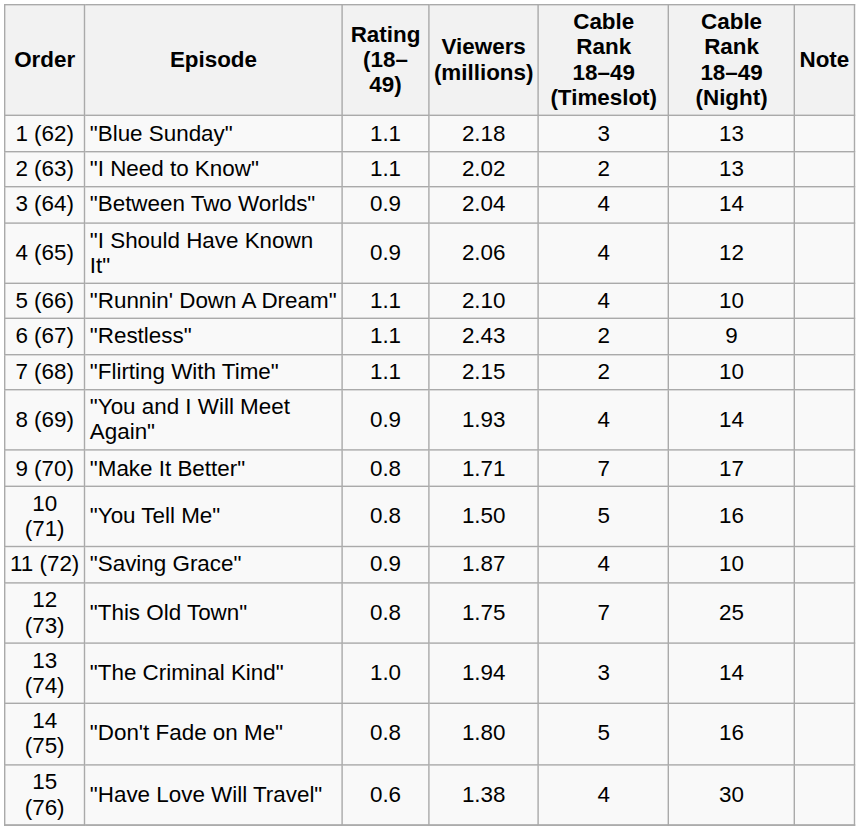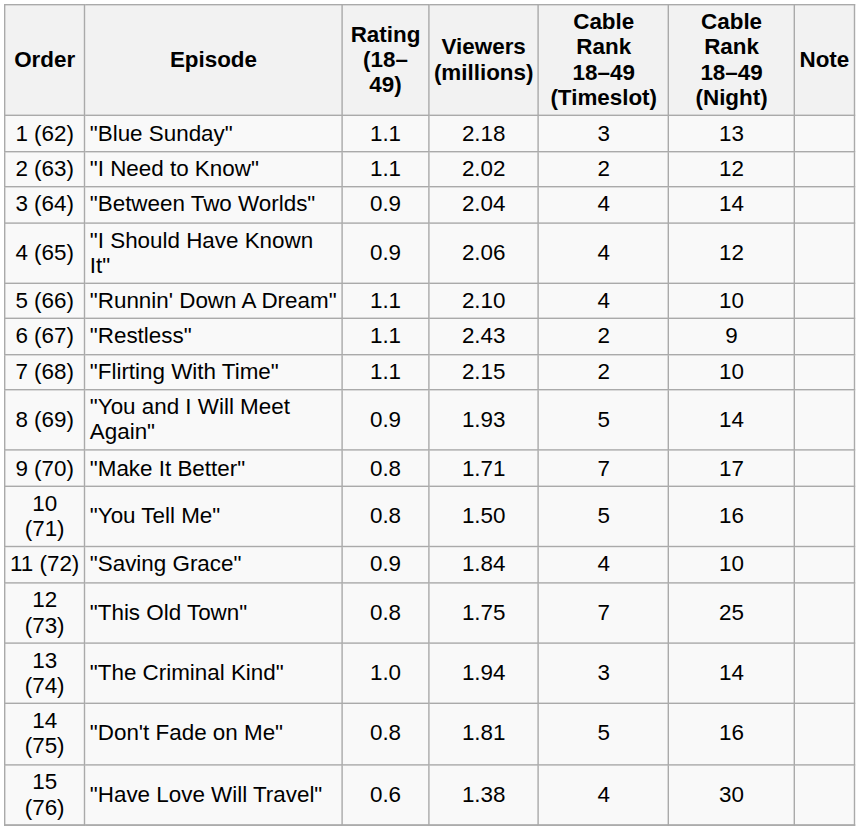(732, 168) 13 -> (732, 168) 12
(604, 419) 4 -> (604, 419) 5
(484, 564) 1.87 -> (484, 564) 1.84
(484, 733) 1.80 -> (484, 733) 1.81
